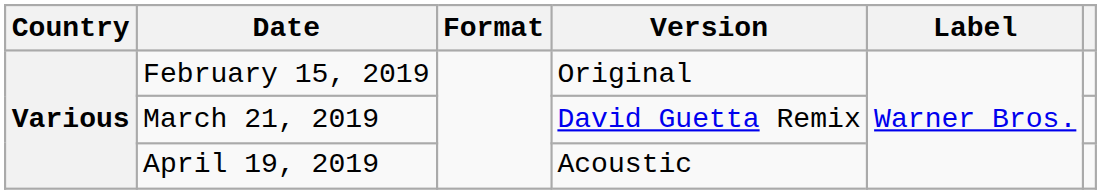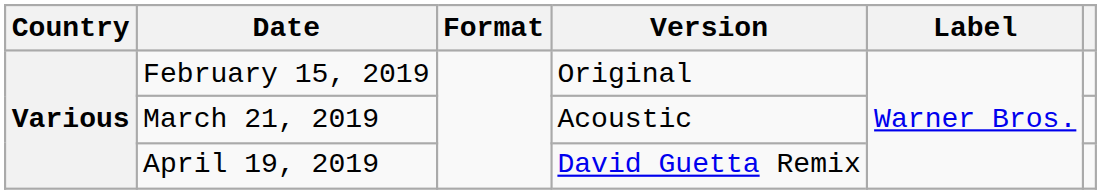(709, 119) David Guetta Remix -> (625, 119) Acoustic
(625, 165) Acoustic -> (709, 165) David Guetta Remix
